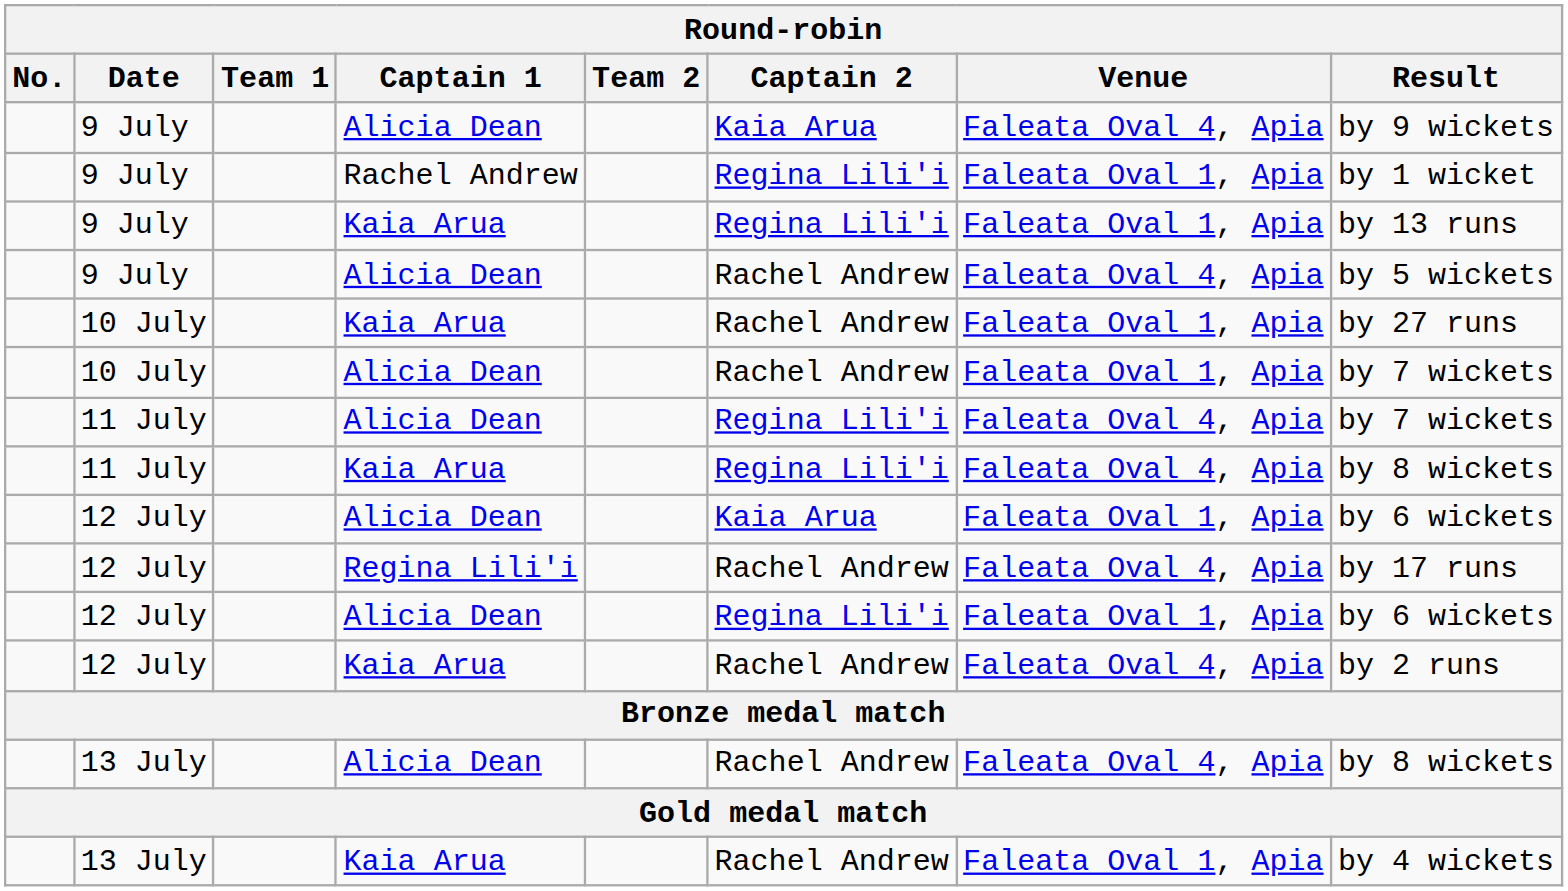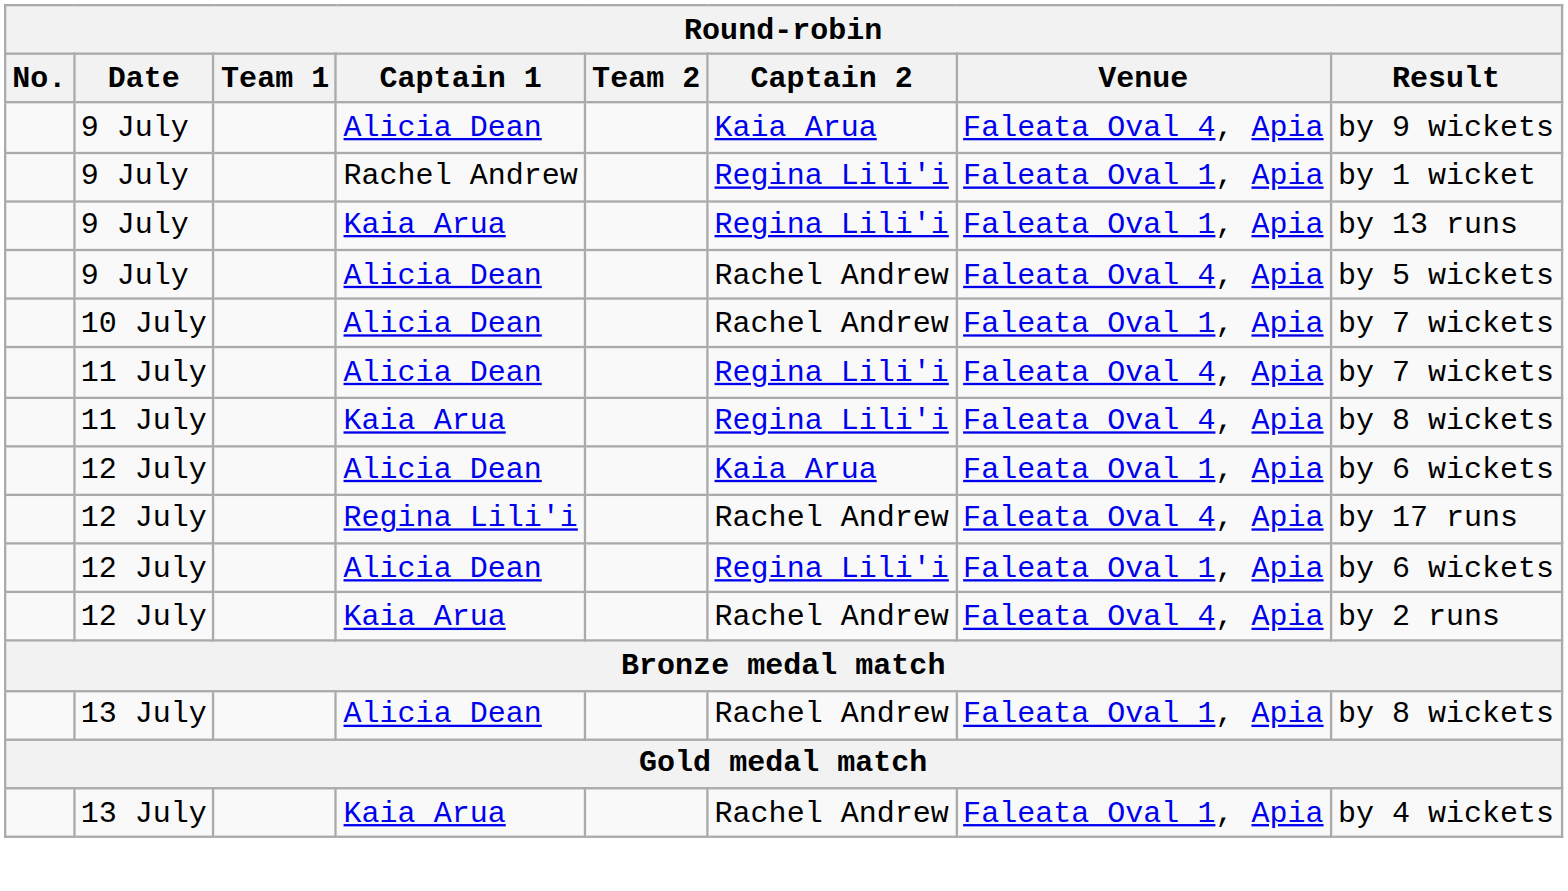- row: (144, 323)
(1143, 764) Faleata Oval 4, Apia -> (1143, 715) Faleata Oval 1, Apia
